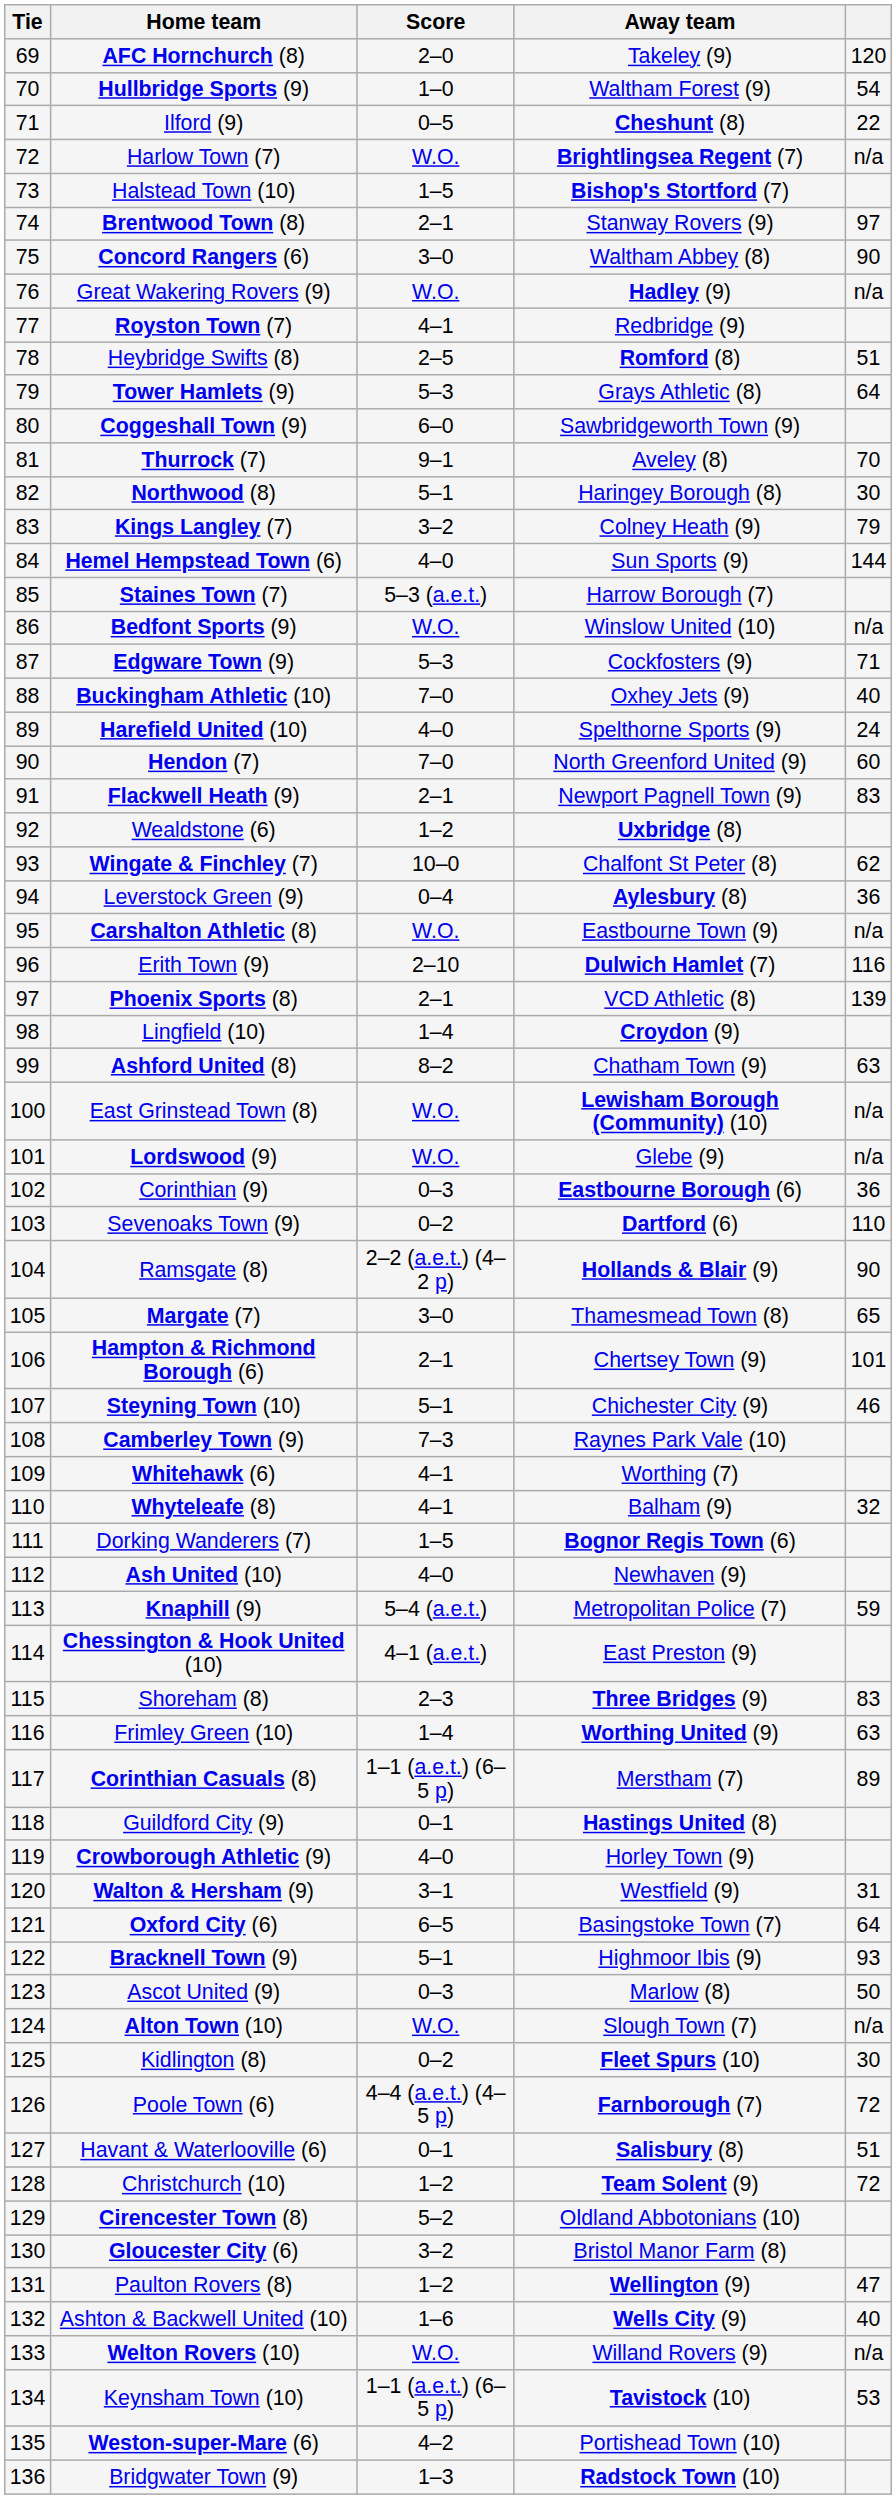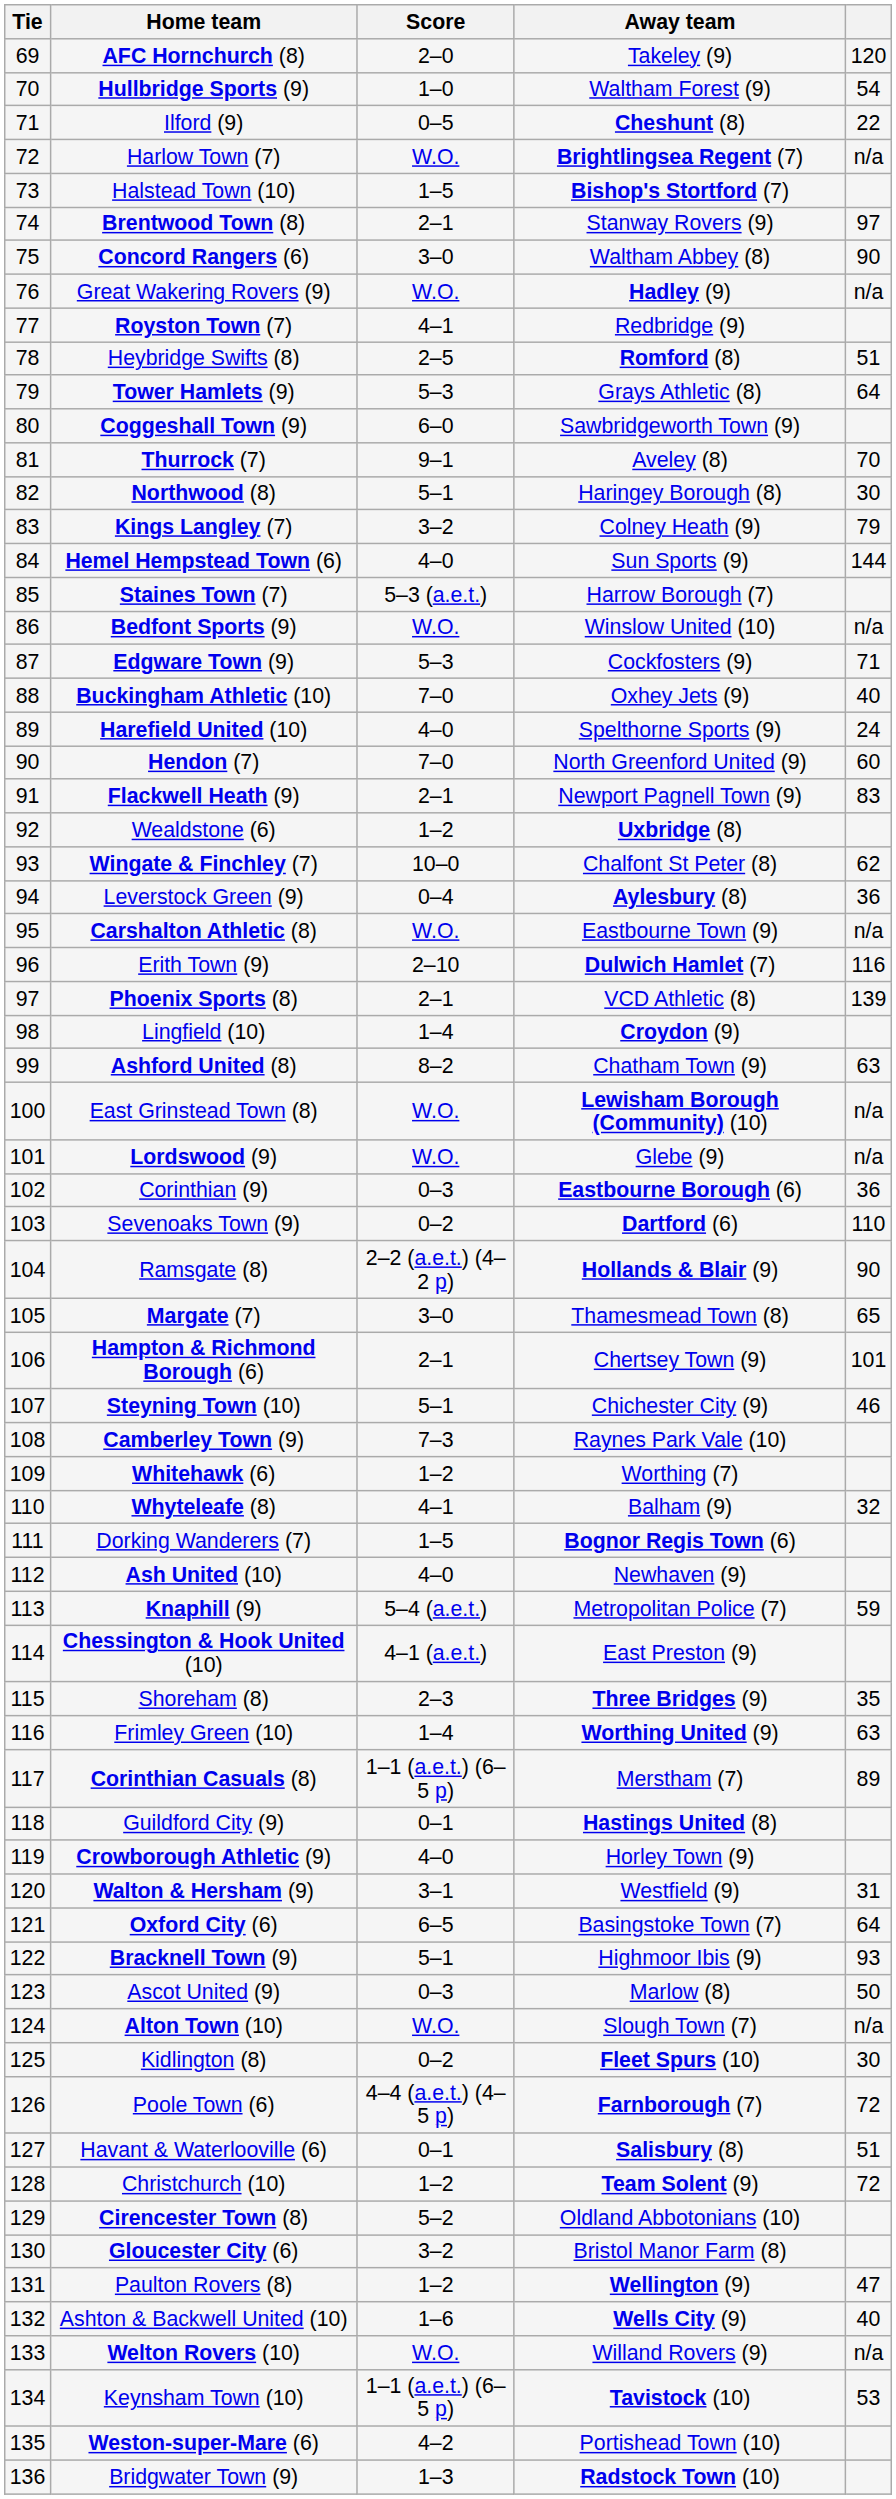(436, 1473) 4–1 -> (436, 1473) 1–2
(868, 1699) 83 -> (868, 1699) 35
